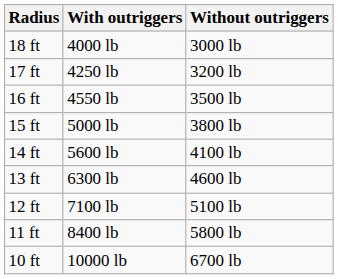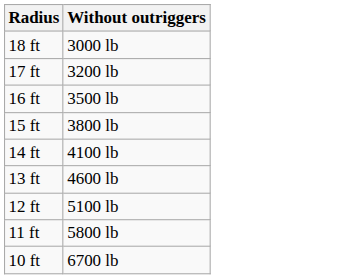- column: (125, 17)
